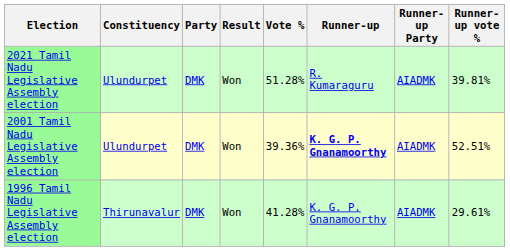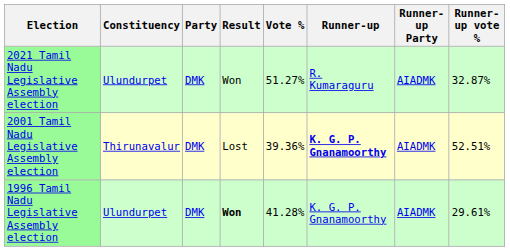(285, 80) 51.28% -> (285, 80) 51.27%
(471, 80) 39.81% -> (471, 80) 32.87%
(135, 146) Ulundurpet -> (142, 146) Thirunavalur
(232, 146) Won -> (235, 146) Lost
(142, 213) Thirunavalur -> (135, 213) Ulundurpet
(232, 213) normal -> (232, 213) bold
